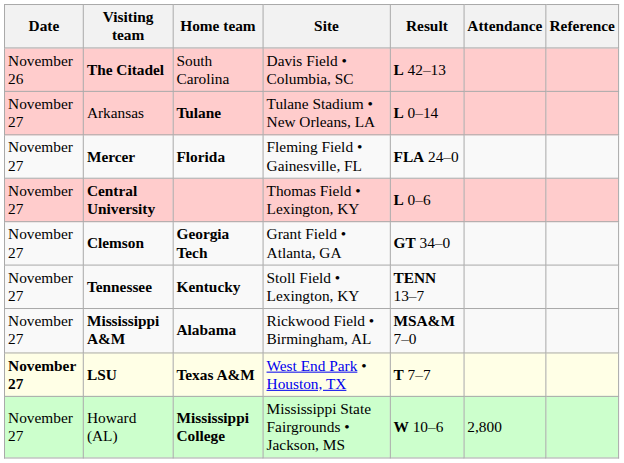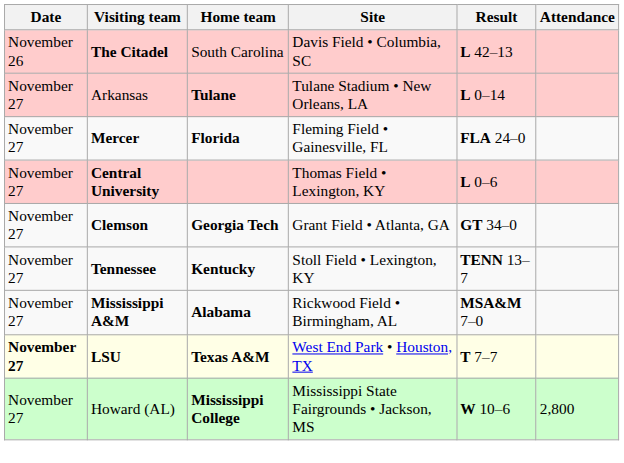- column: (582, 26)
